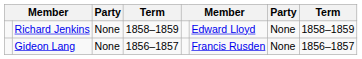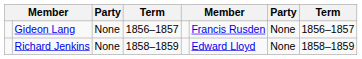rows swapped: (45, 46) <-> (52, 29)
